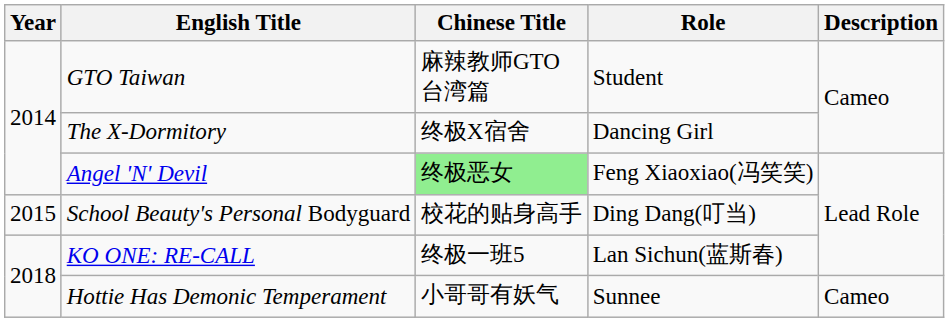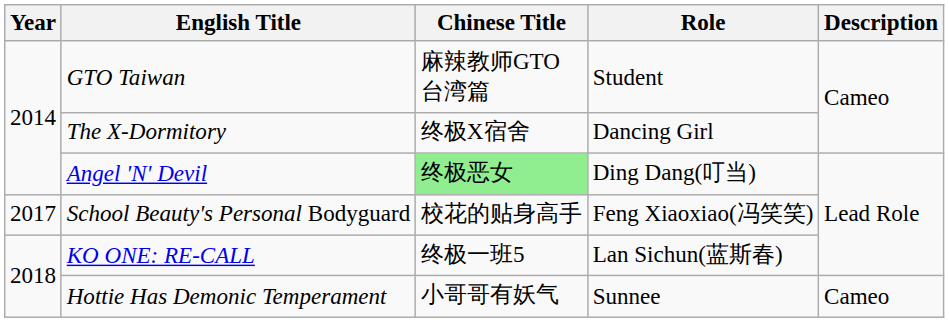(703, 172) Feng Xiaoxiao(冯笑笑) -> (674, 172) Ding Dang(叮当)
(33, 214) 2015 -> (33, 214) 2017
(674, 213) Ding Dang(叮当) -> (703, 213) Feng Xiaoxiao(冯笑笑)
